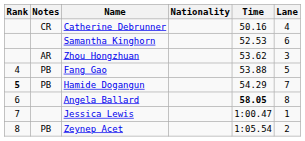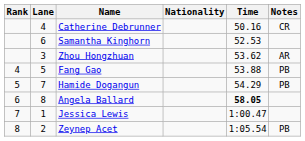columns swapped: (287, 12) <-> (46, 12)
(17, 85) bold -> (17, 85) normal
